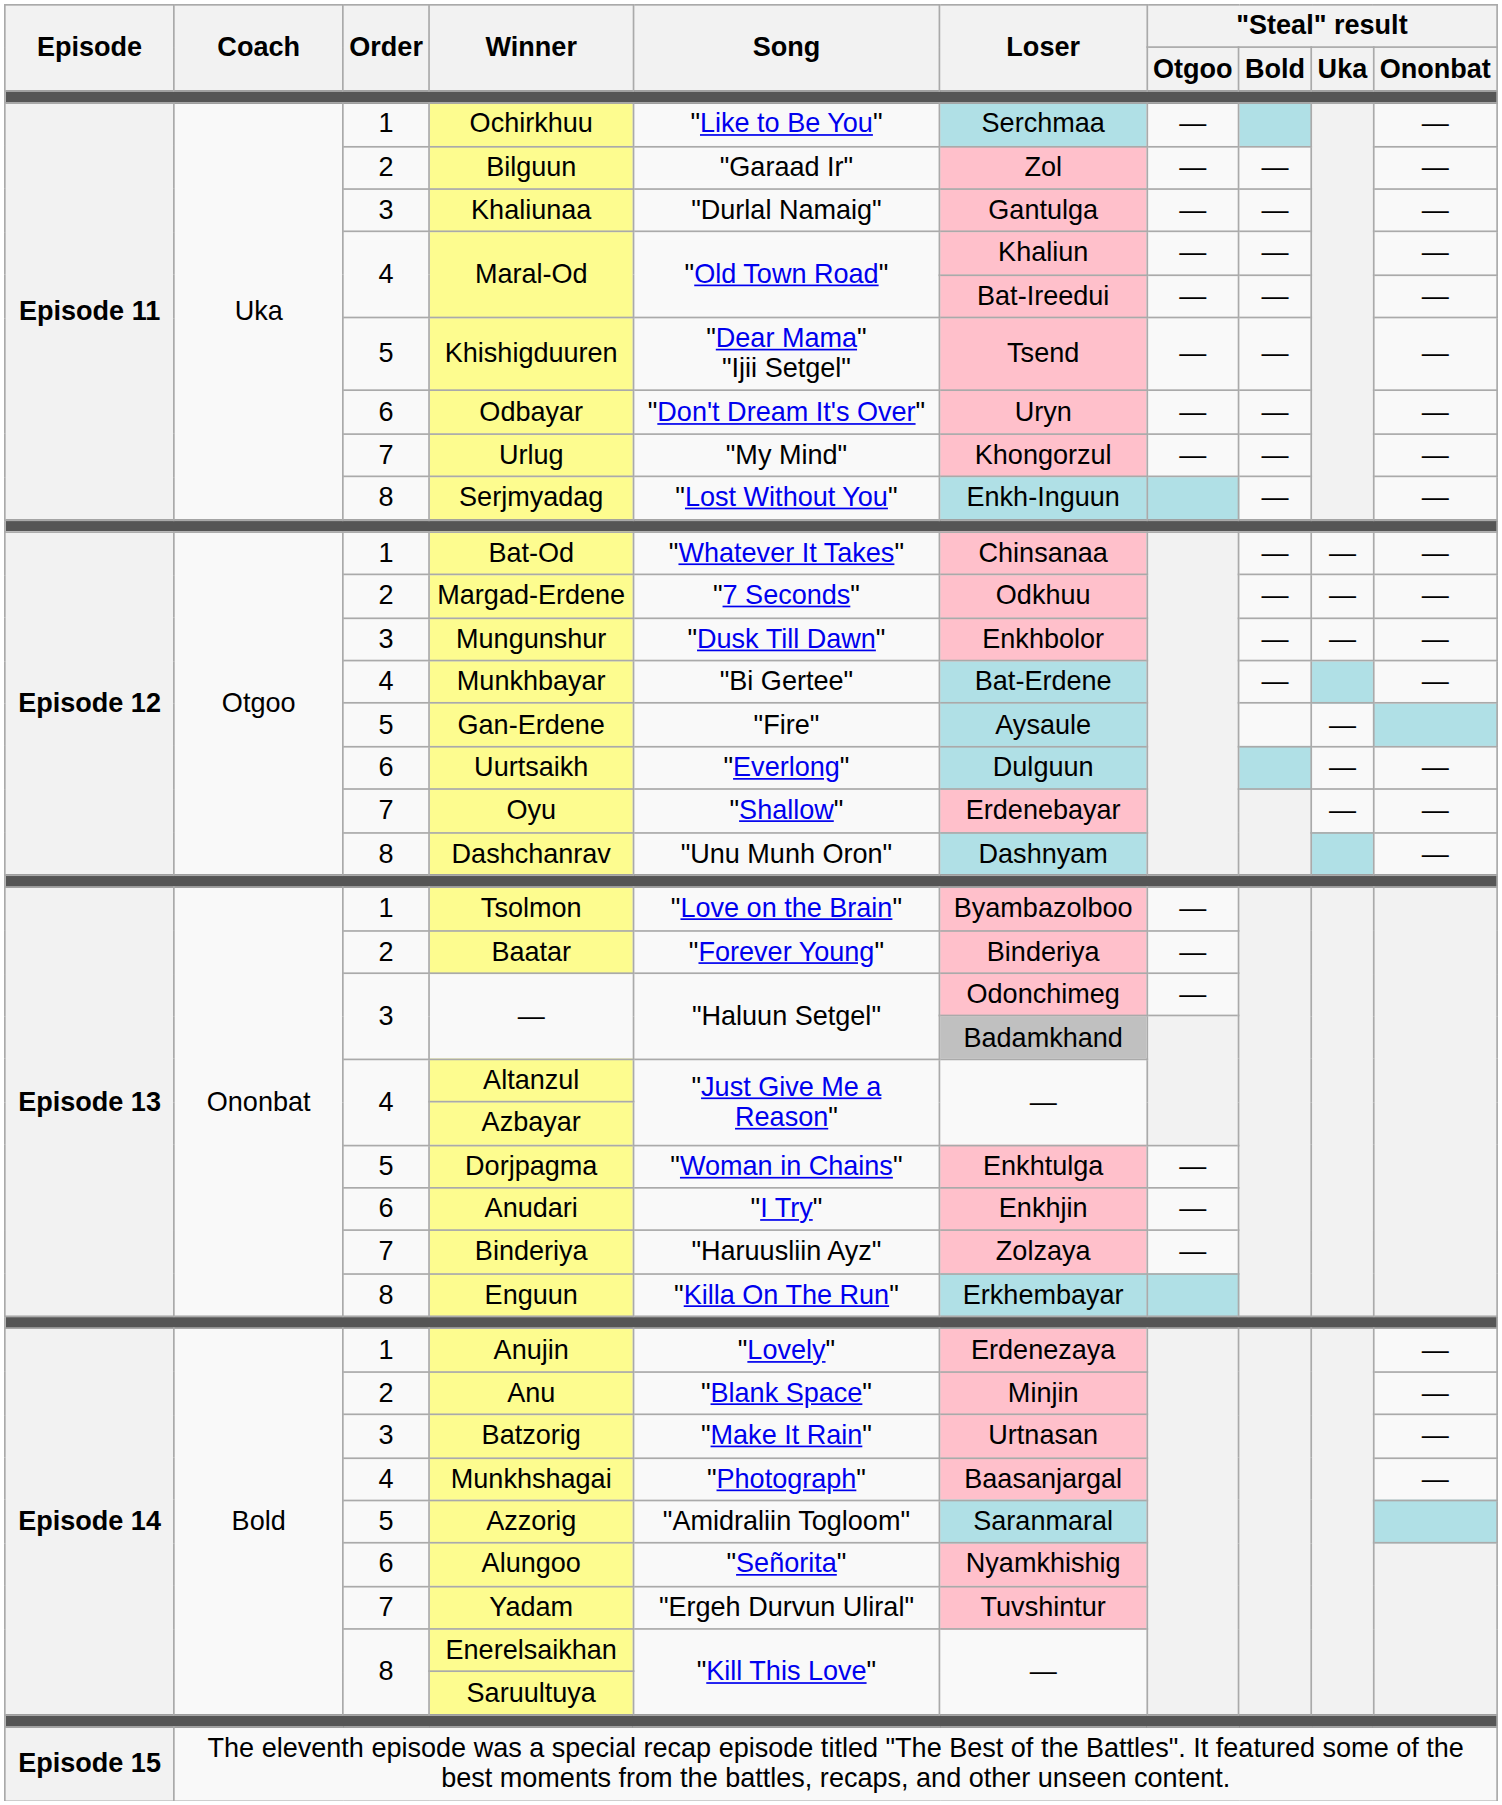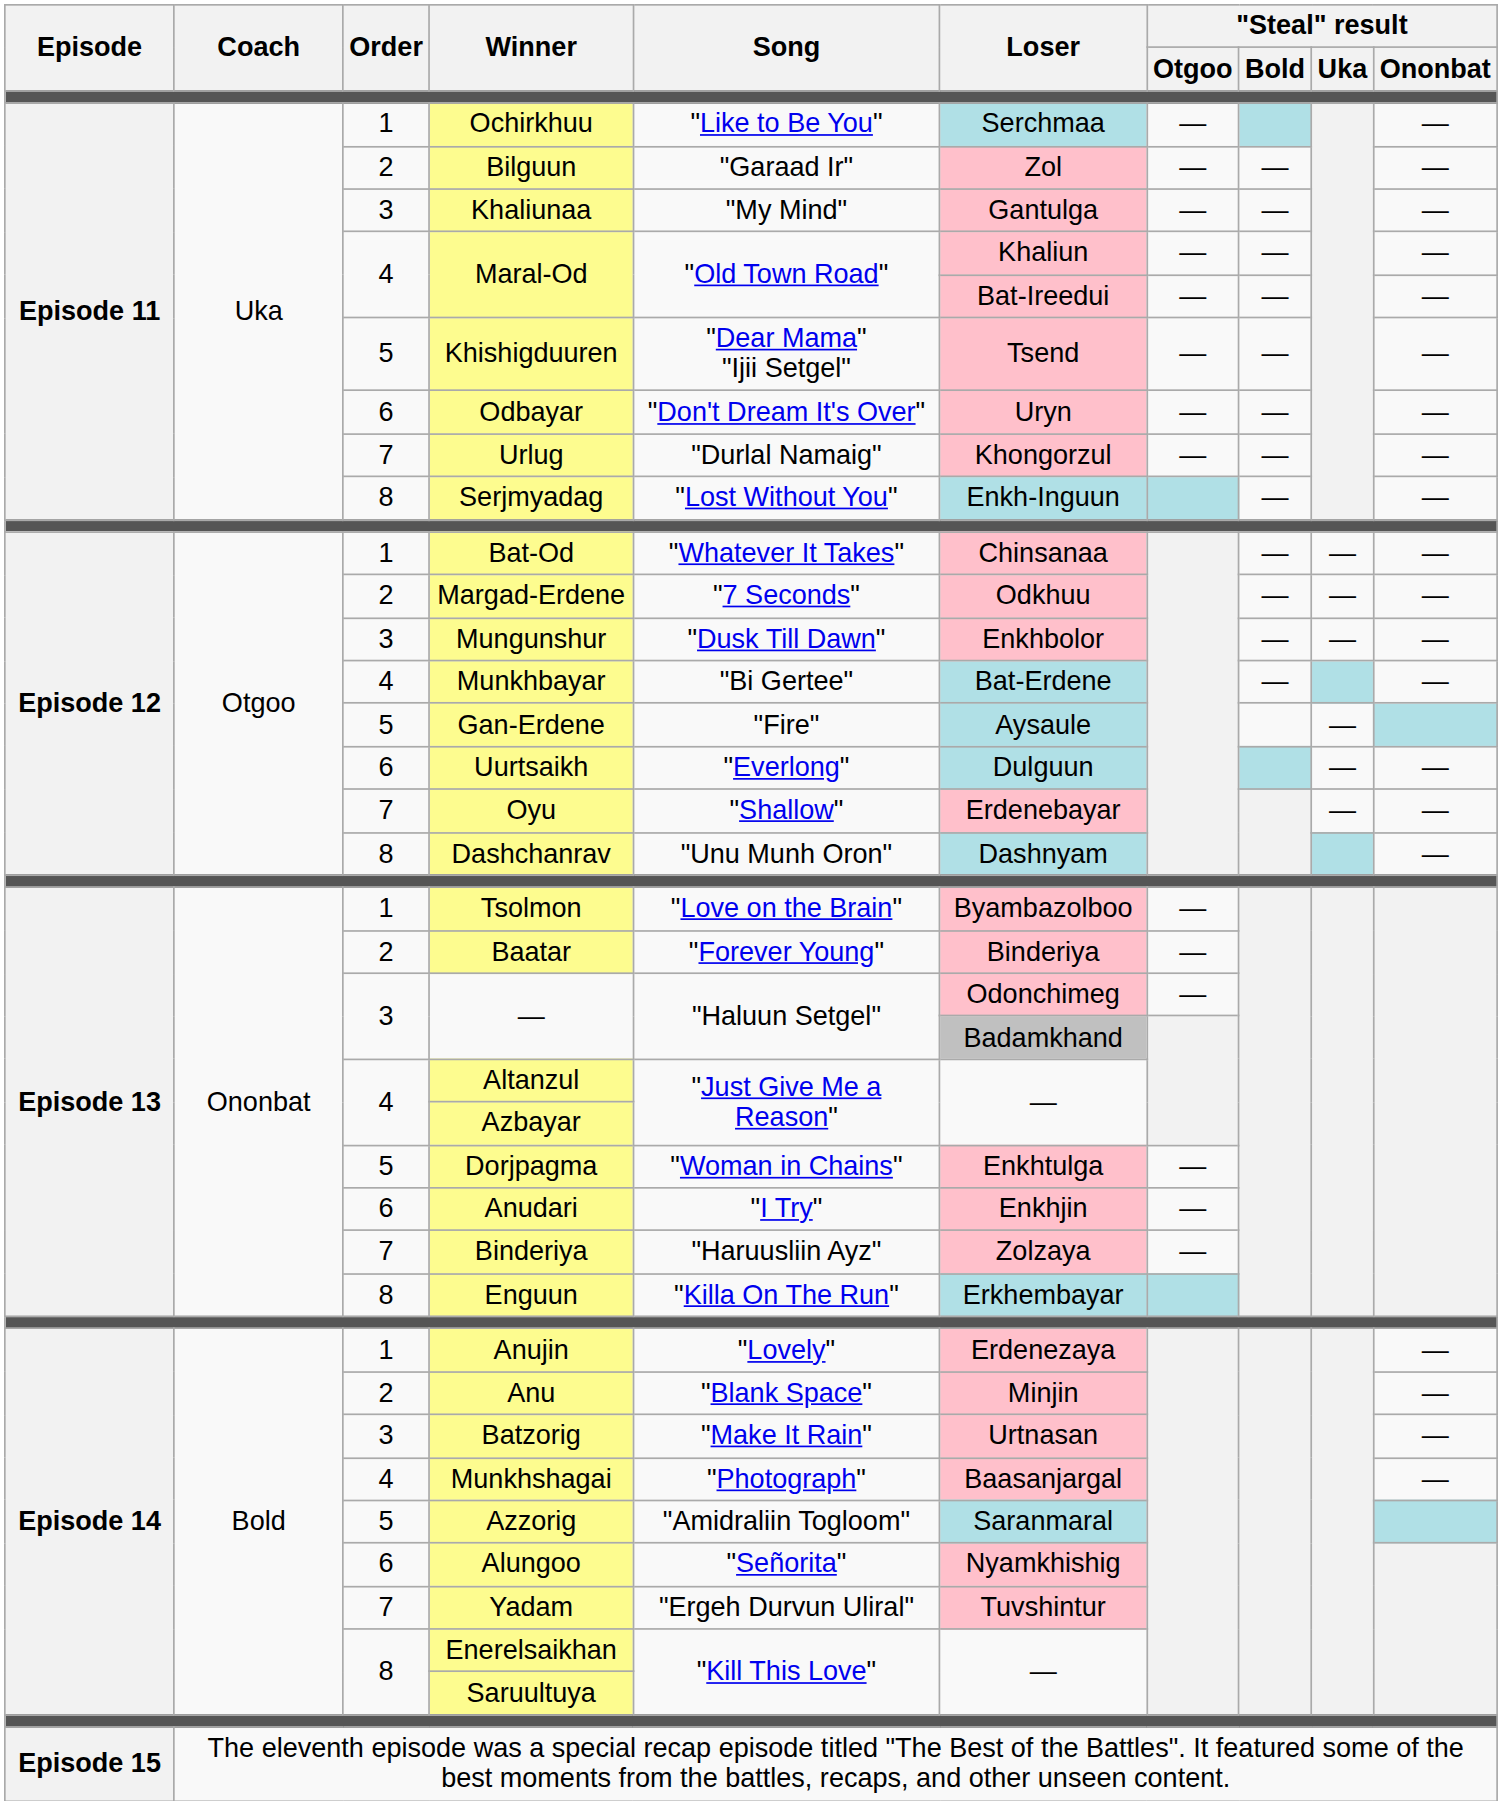(786, 209) "Durlal Namaig" -> (786, 209) "My Mind"
(786, 454) "My Mind" -> (786, 454) "Durlal Namaig"
